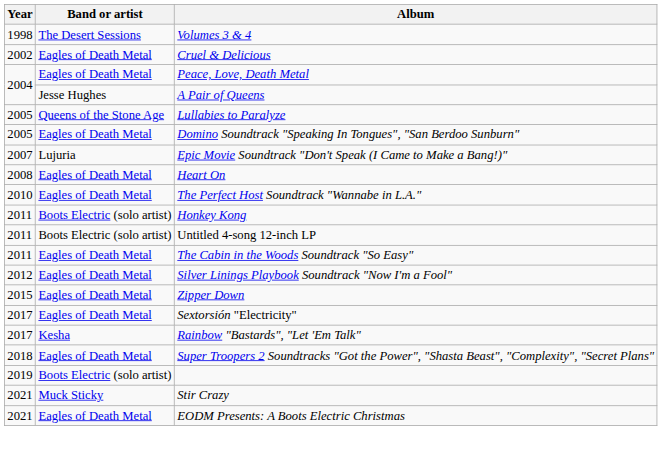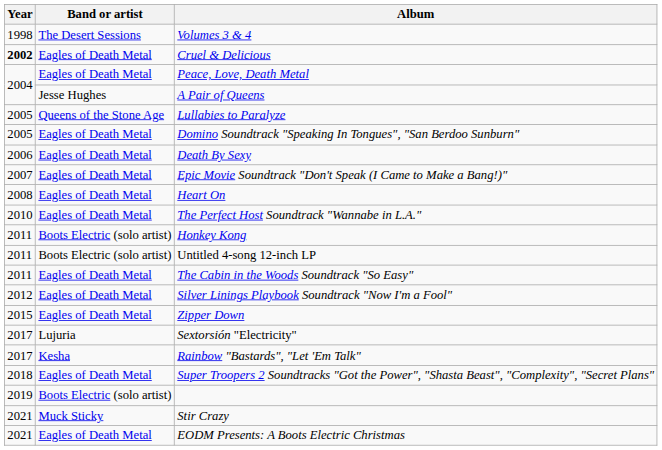(20, 54) normal -> (20, 54) bold
+ row: (214, 154)
(57, 154) Lujuria -> (95, 174) Eagles of Death Metal
(95, 315) Eagles of Death Metal -> (57, 335) Lujuria
